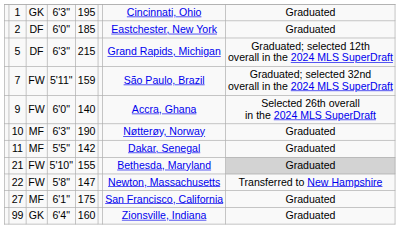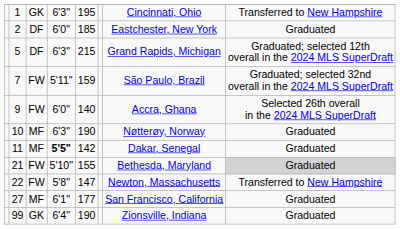(310, 12) Graduated -> (310, 12) Transferred to New Hampshire
(61, 148) normal -> (61, 148) bold
(87, 199) 175 -> (87, 199) 177
(87, 215) 160 -> (87, 215) 190
